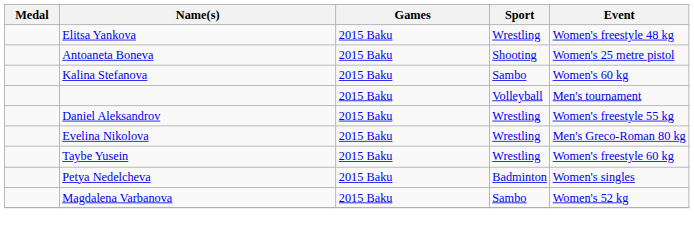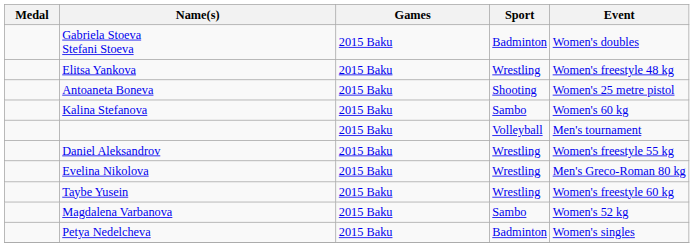+ row: (102, 42)
rows swapped: (117, 197) <-> (106, 177)
